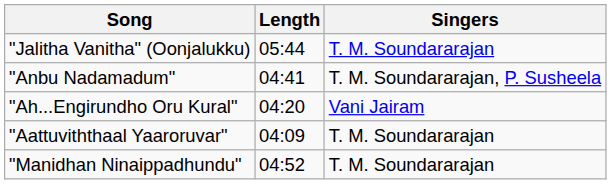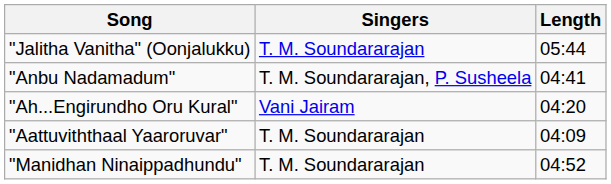columns swapped: (465, 19) <-> (290, 19)
